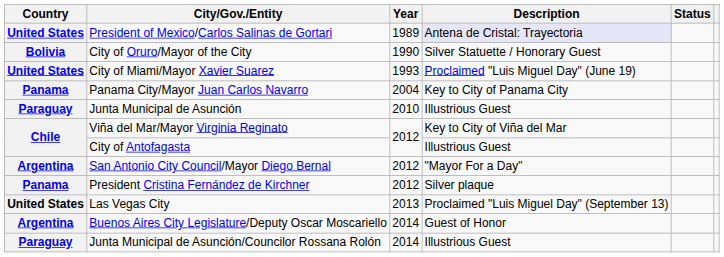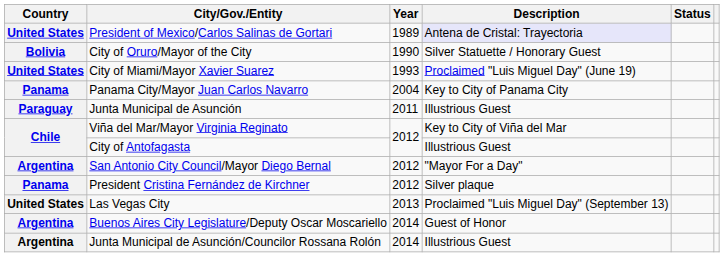(406, 109) 2010 -> (405, 109) 2011
(45, 242) Paraguay -> (45, 242) Argentina
